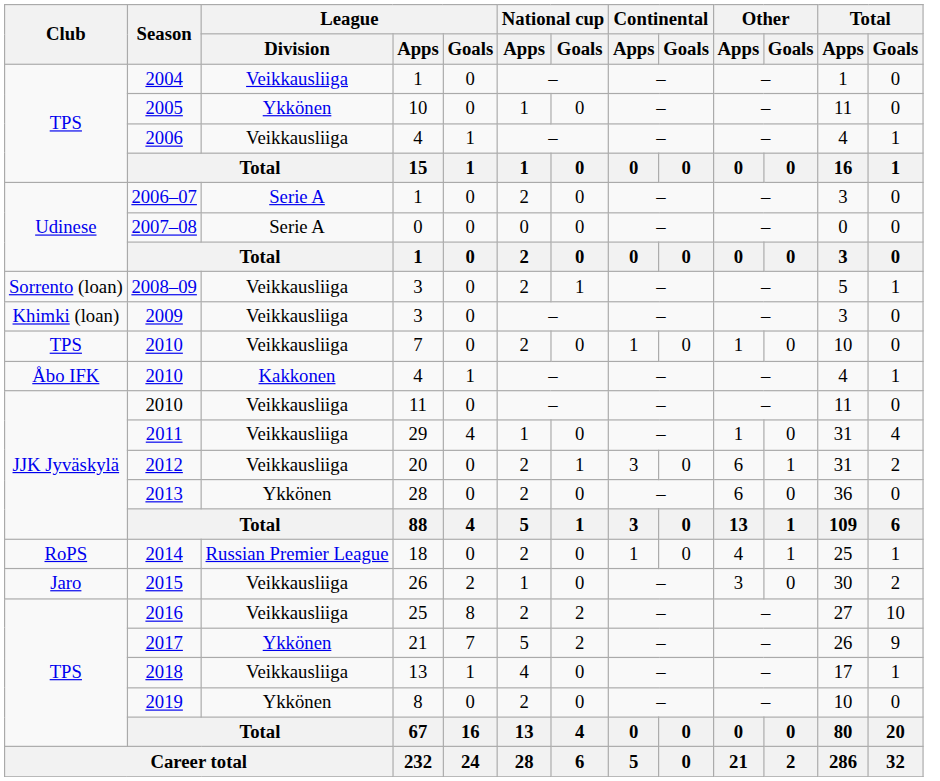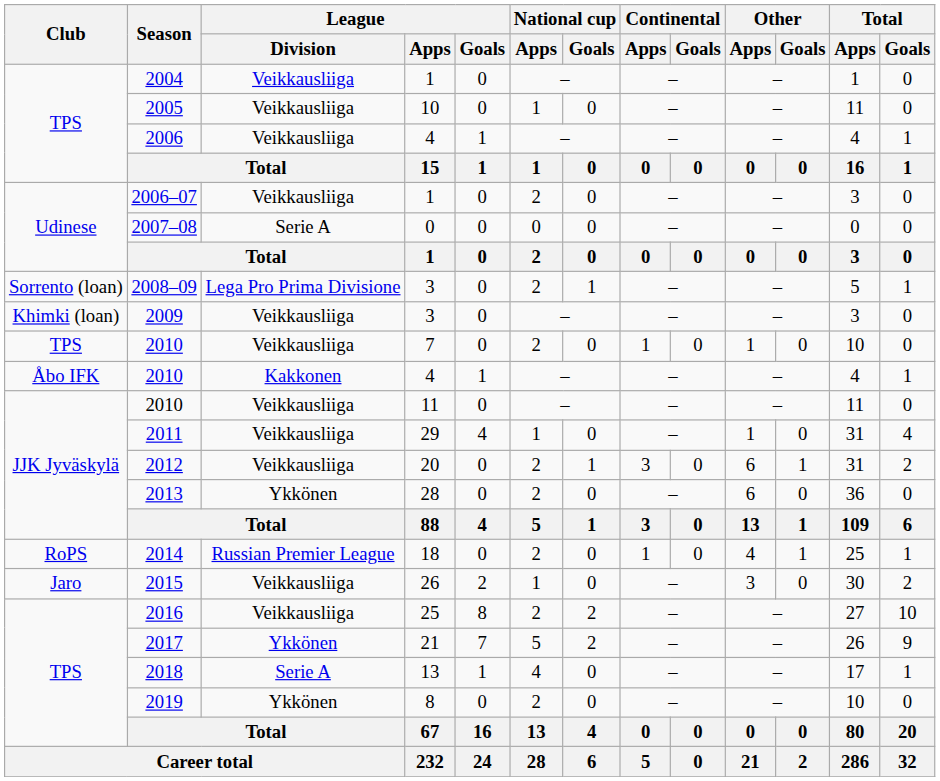(297, 108) Ykkönen -> (303, 108) Veikkausliiga
(297, 197) Serie A -> (303, 197) Veikkausliiga
(297, 286) Veikkausliiga -> (303, 286) Lega Pro Prima Divisione
(297, 672) Veikkausliiga -> (303, 672) Serie A
